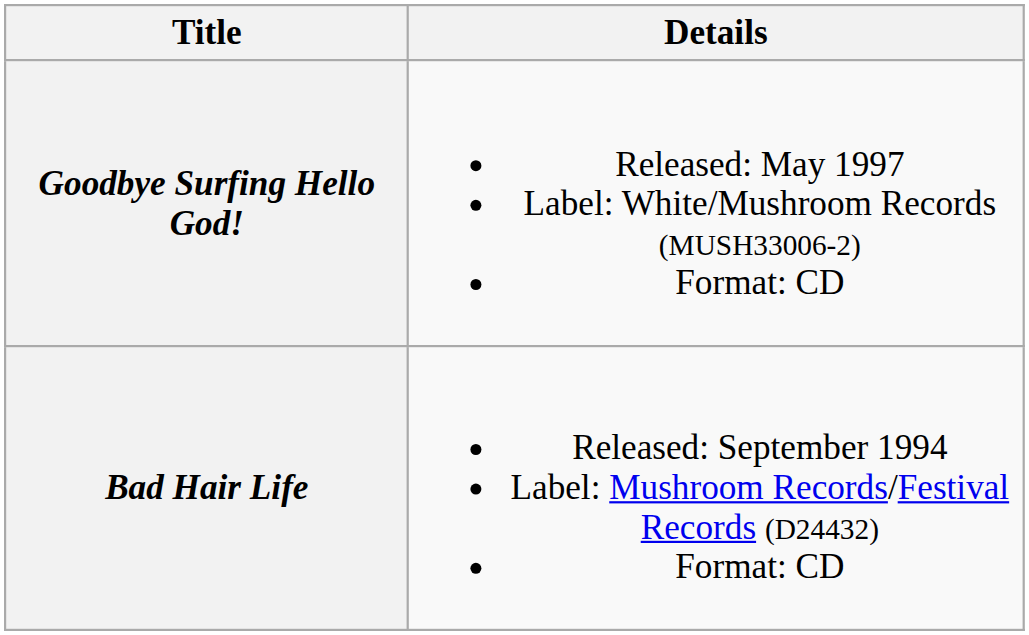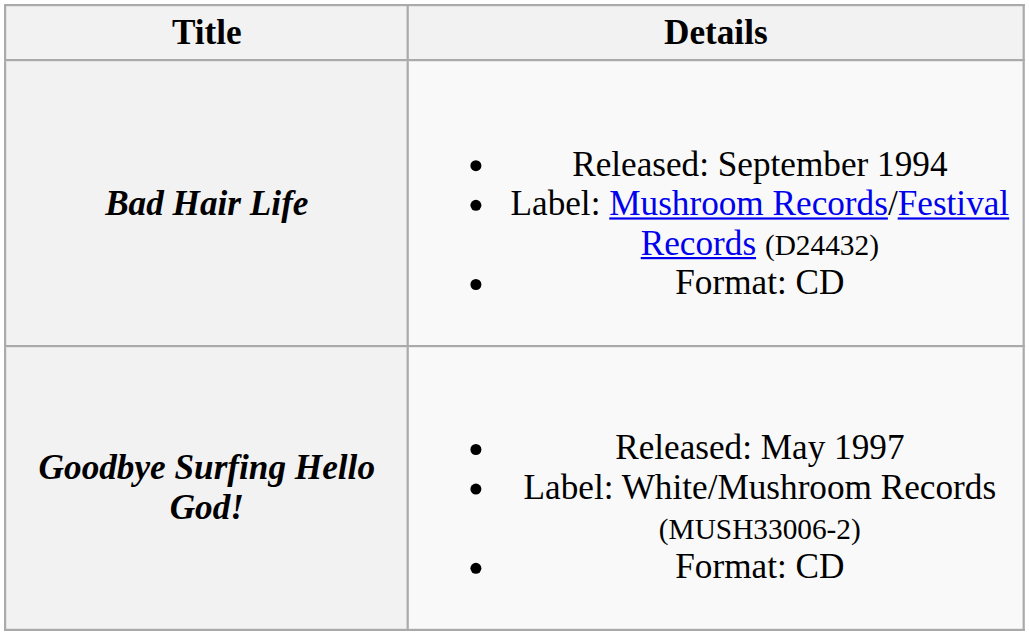rows swapped: (207, 487) <-> (207, 202)
